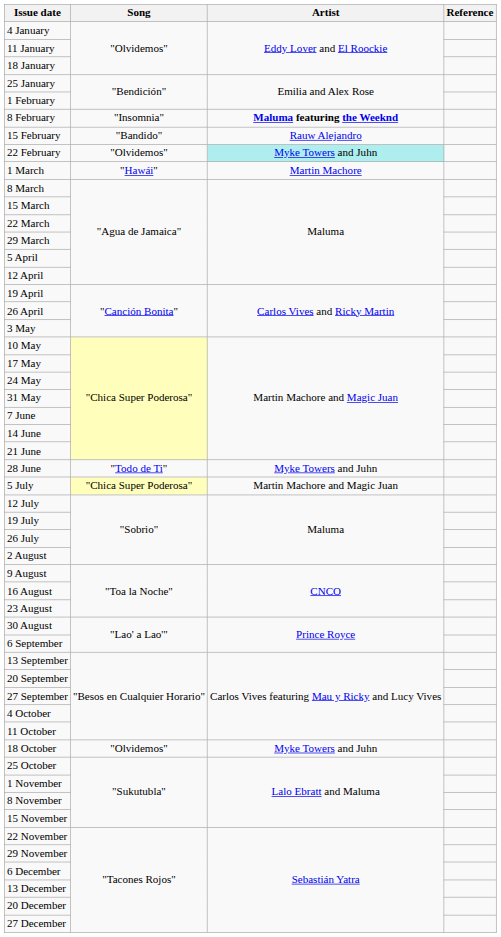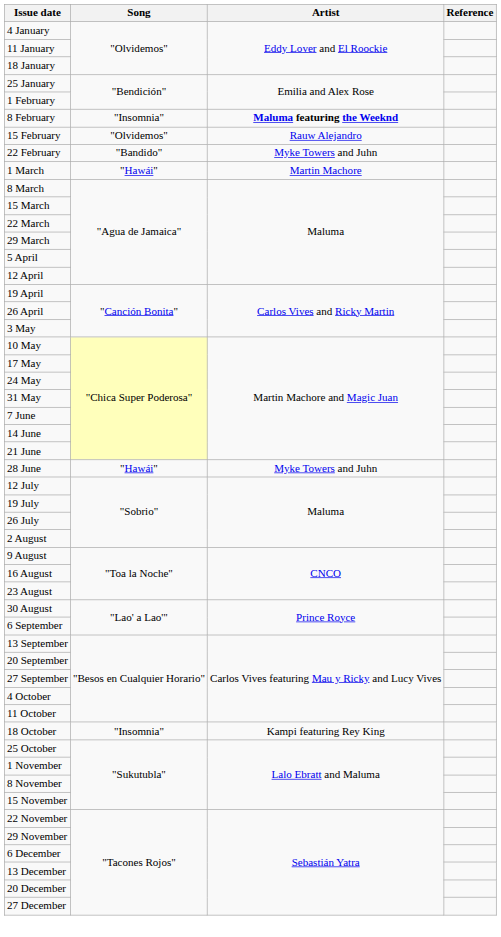(139, 135) "Bandido" -> (139, 135) "Olvidemos"
(139, 153) "Olvidemos" -> (139, 153) "Bandido"
(326, 153) paleturquoise background -> (326, 153) no background
(139, 468) "Todo de Ti" -> (139, 468) "Hawái"
- row: (20, 485)
(139, 748) "Olvidemos" -> (139, 731) "Insomnia"
(326, 748) Myke Towers and Juhn -> (326, 731) Kampi featuring Rey King
